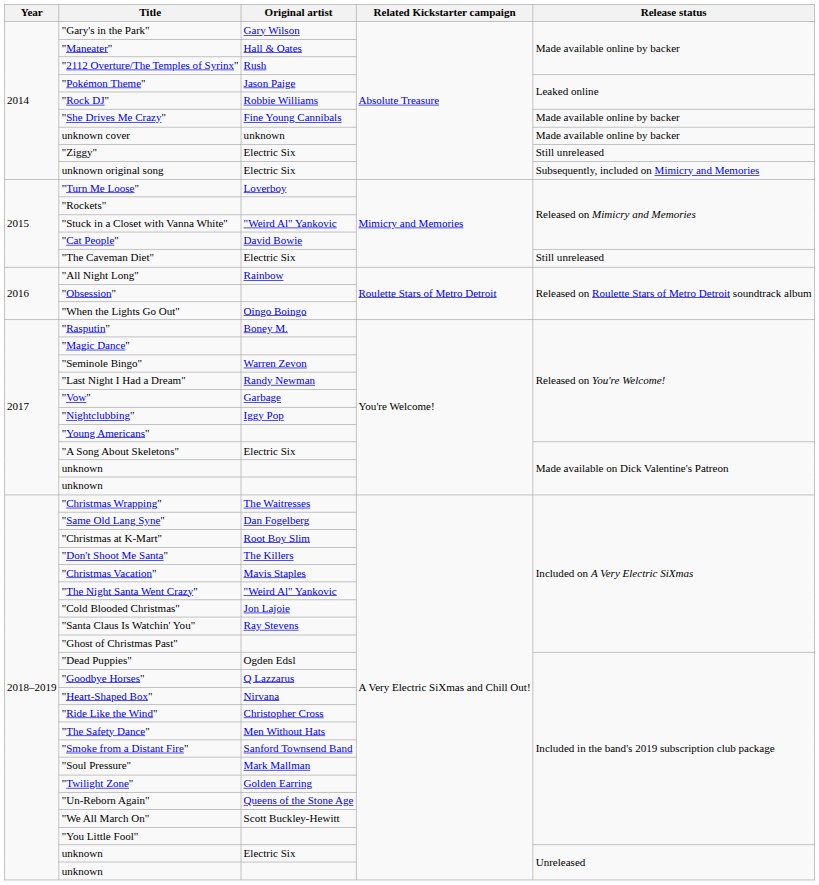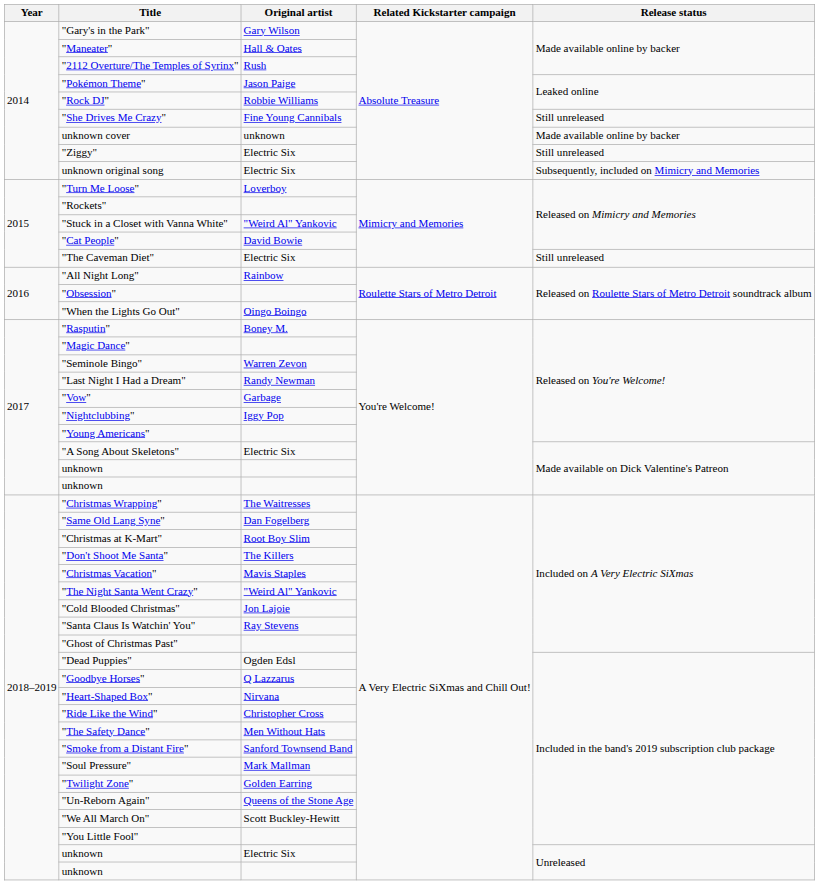(608, 118) Made available online by backer -> (570, 118) Still unreleased
